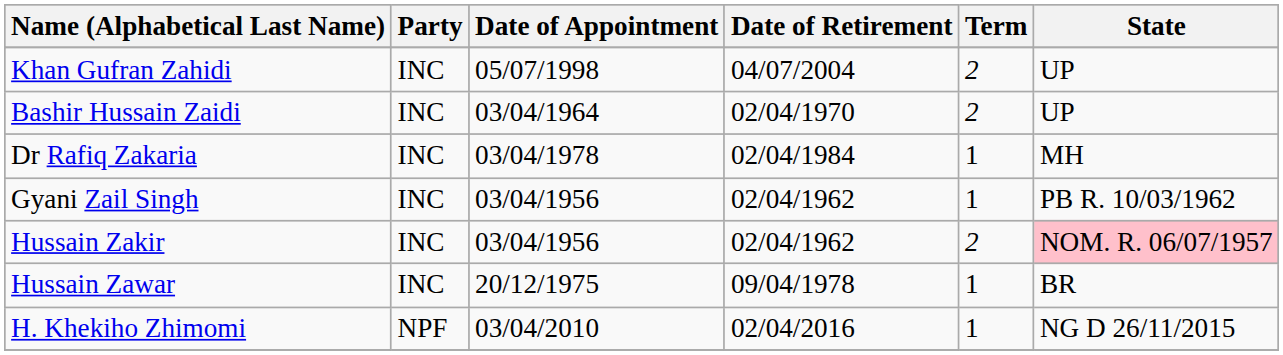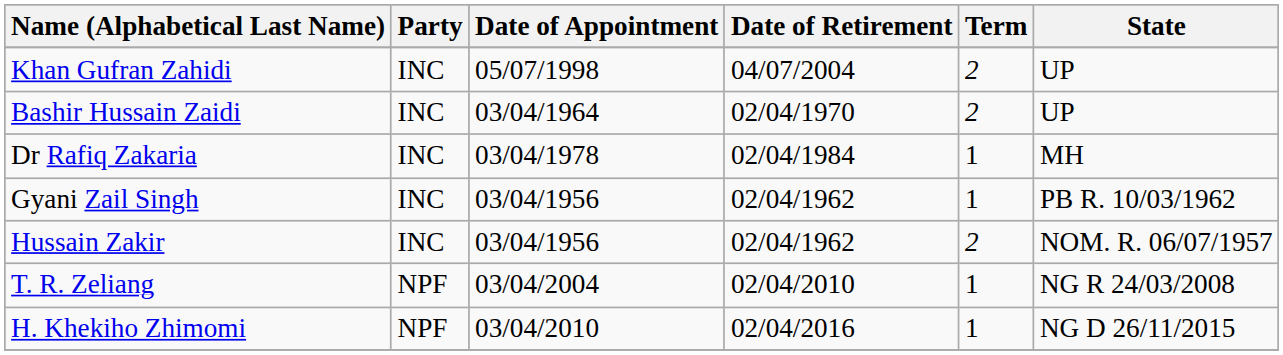(1156, 241) pink background -> (1156, 241) no background
- row: (93, 284)
+ row: (83, 284)
